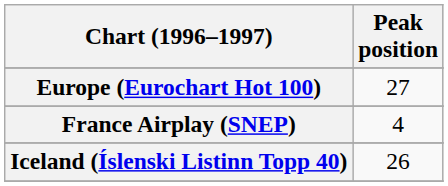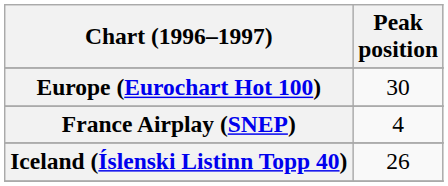(398, 86) 27 -> (398, 86) 30
